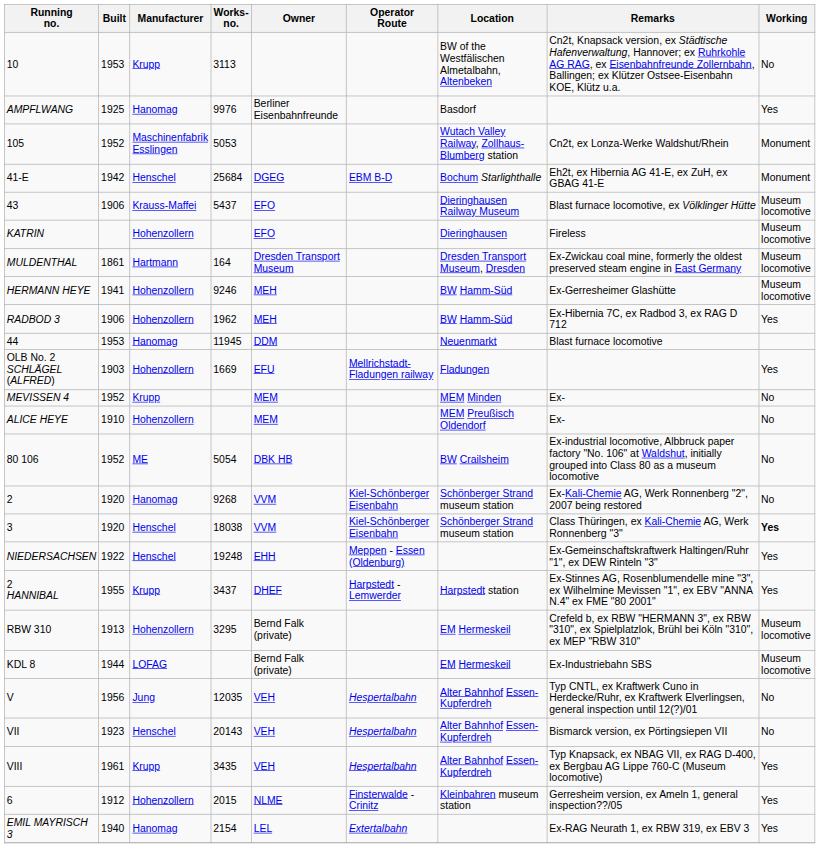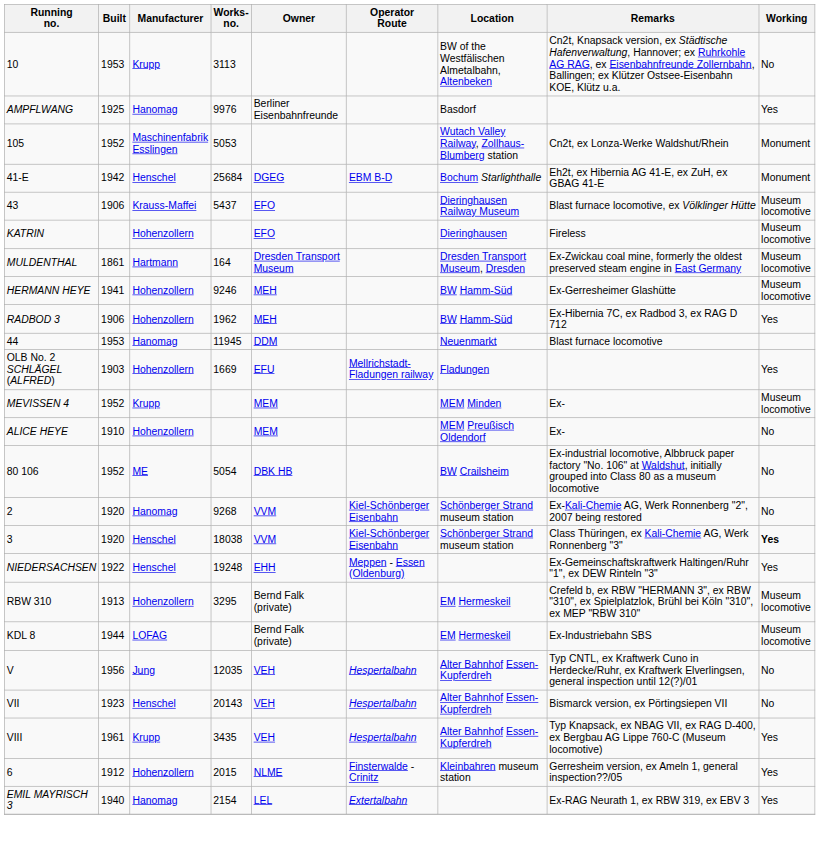(768, 397) No -> (786, 403) Museum locomotive
- row: (33, 590)
